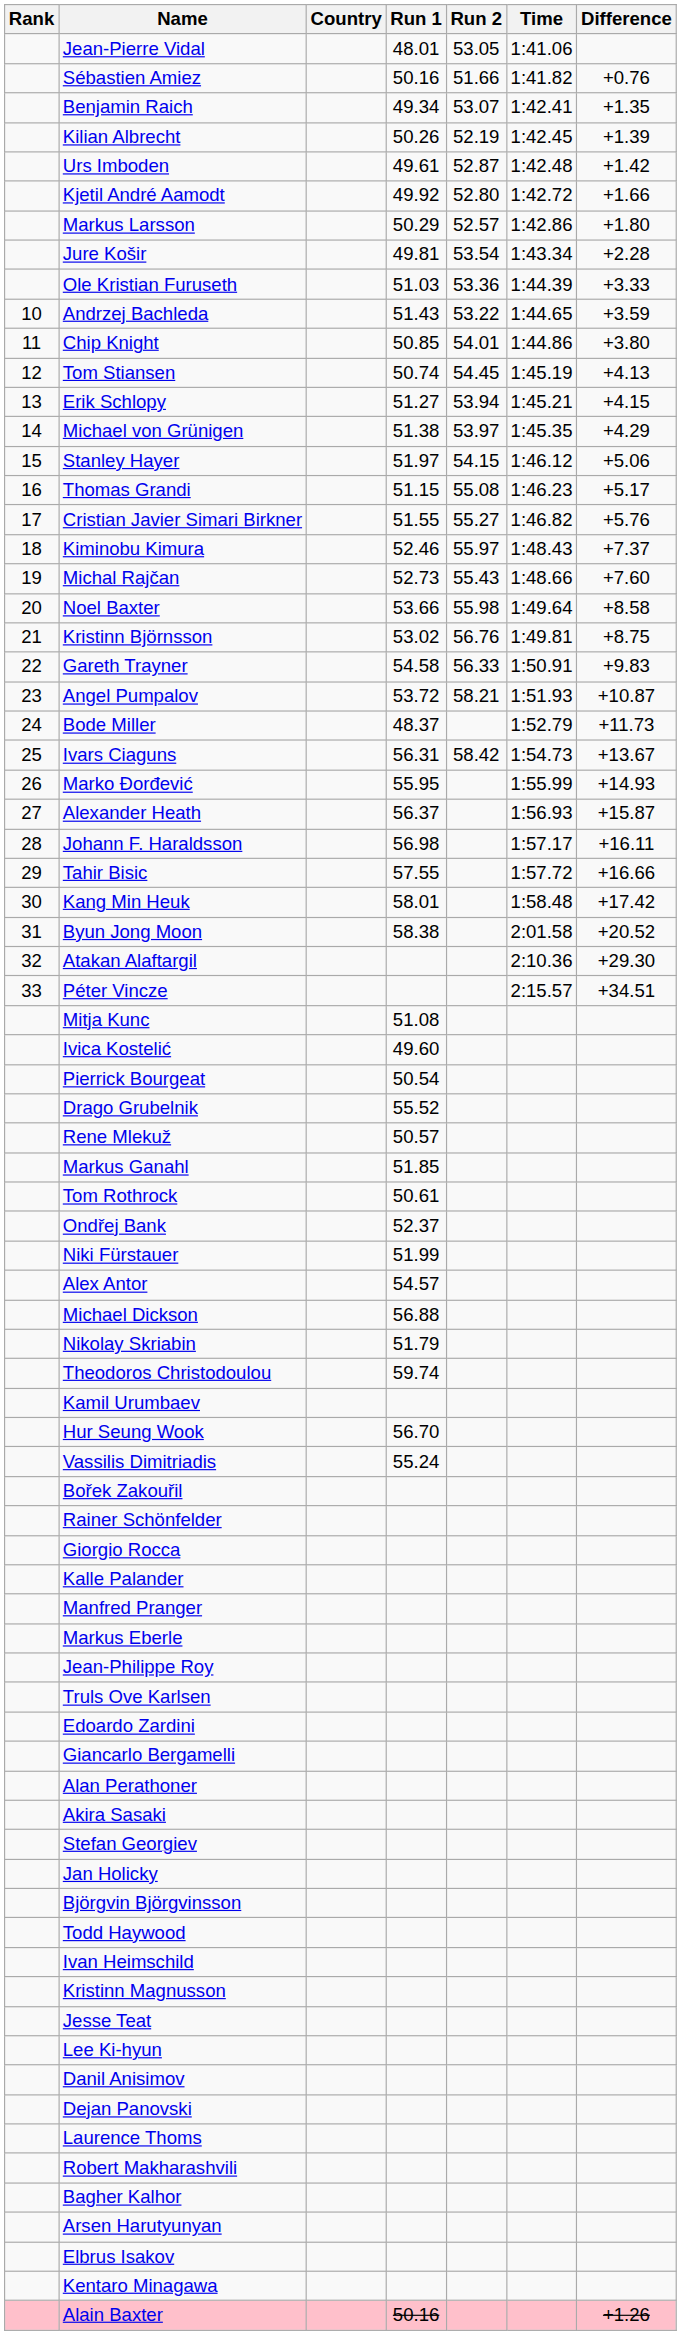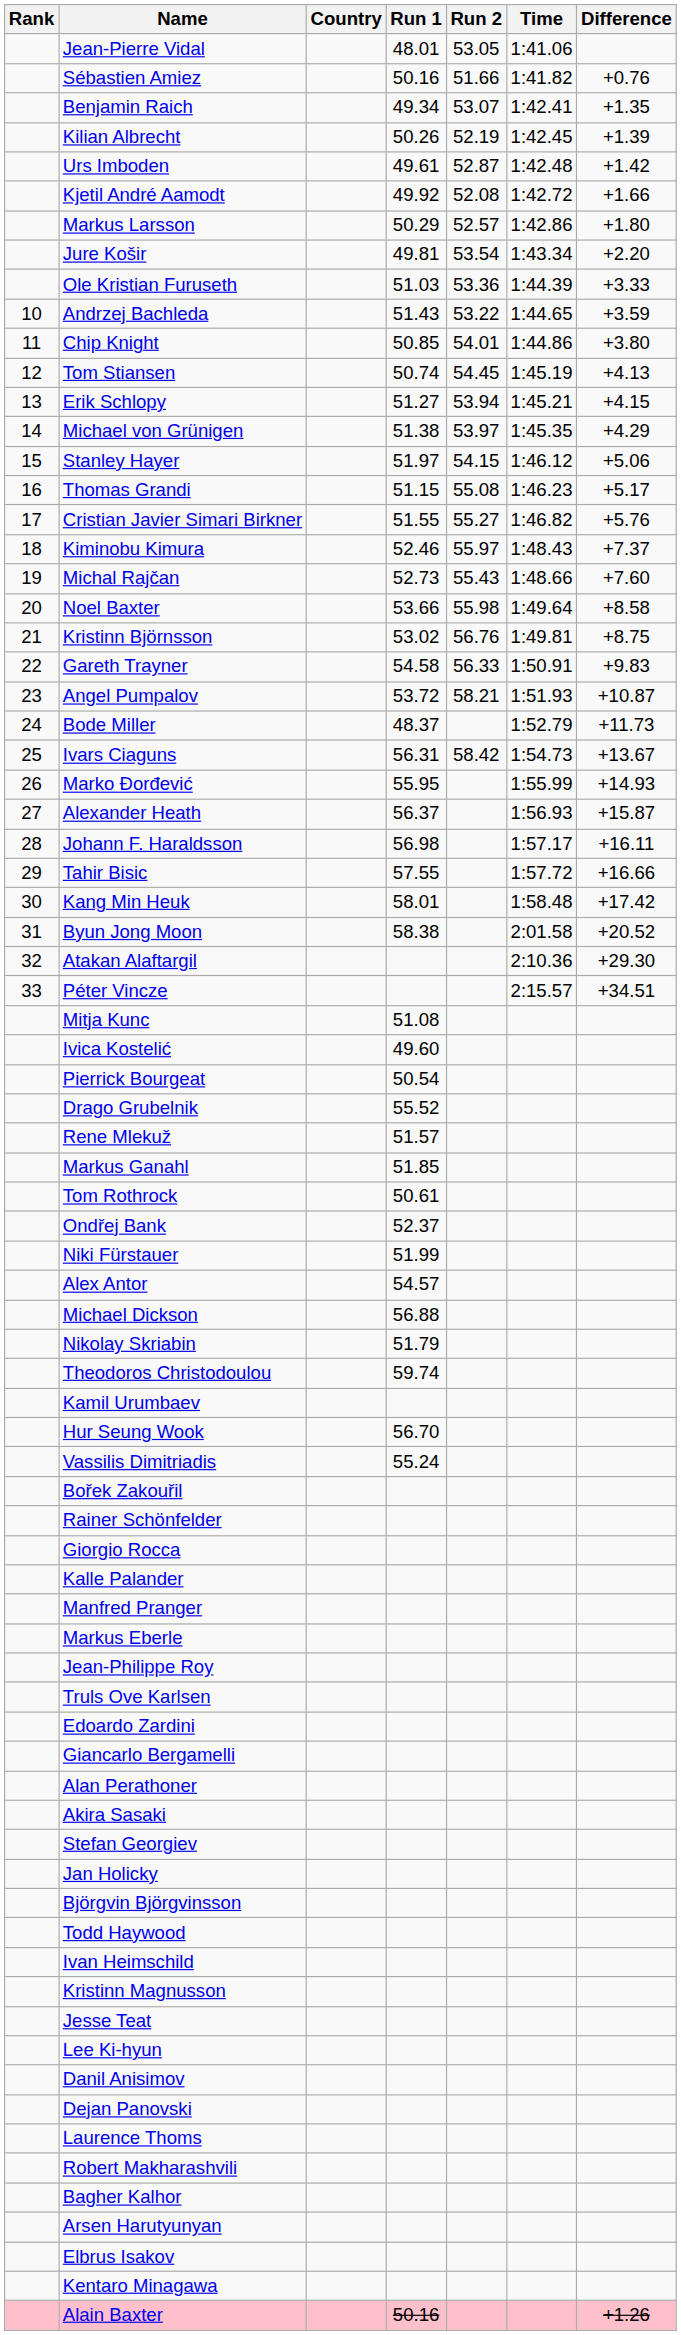(476, 195) 52.80 -> (476, 195) 52.08
(626, 254) +2.28 -> (626, 254) +2.20
(416, 1137) 50.57 -> (416, 1137) 51.57
